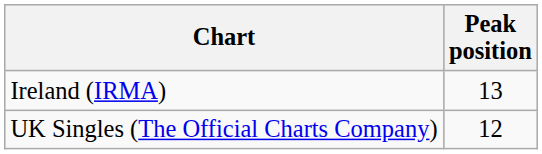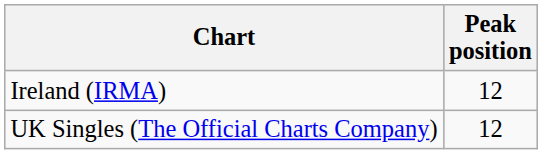(490, 90) 13 -> (490, 90) 12
